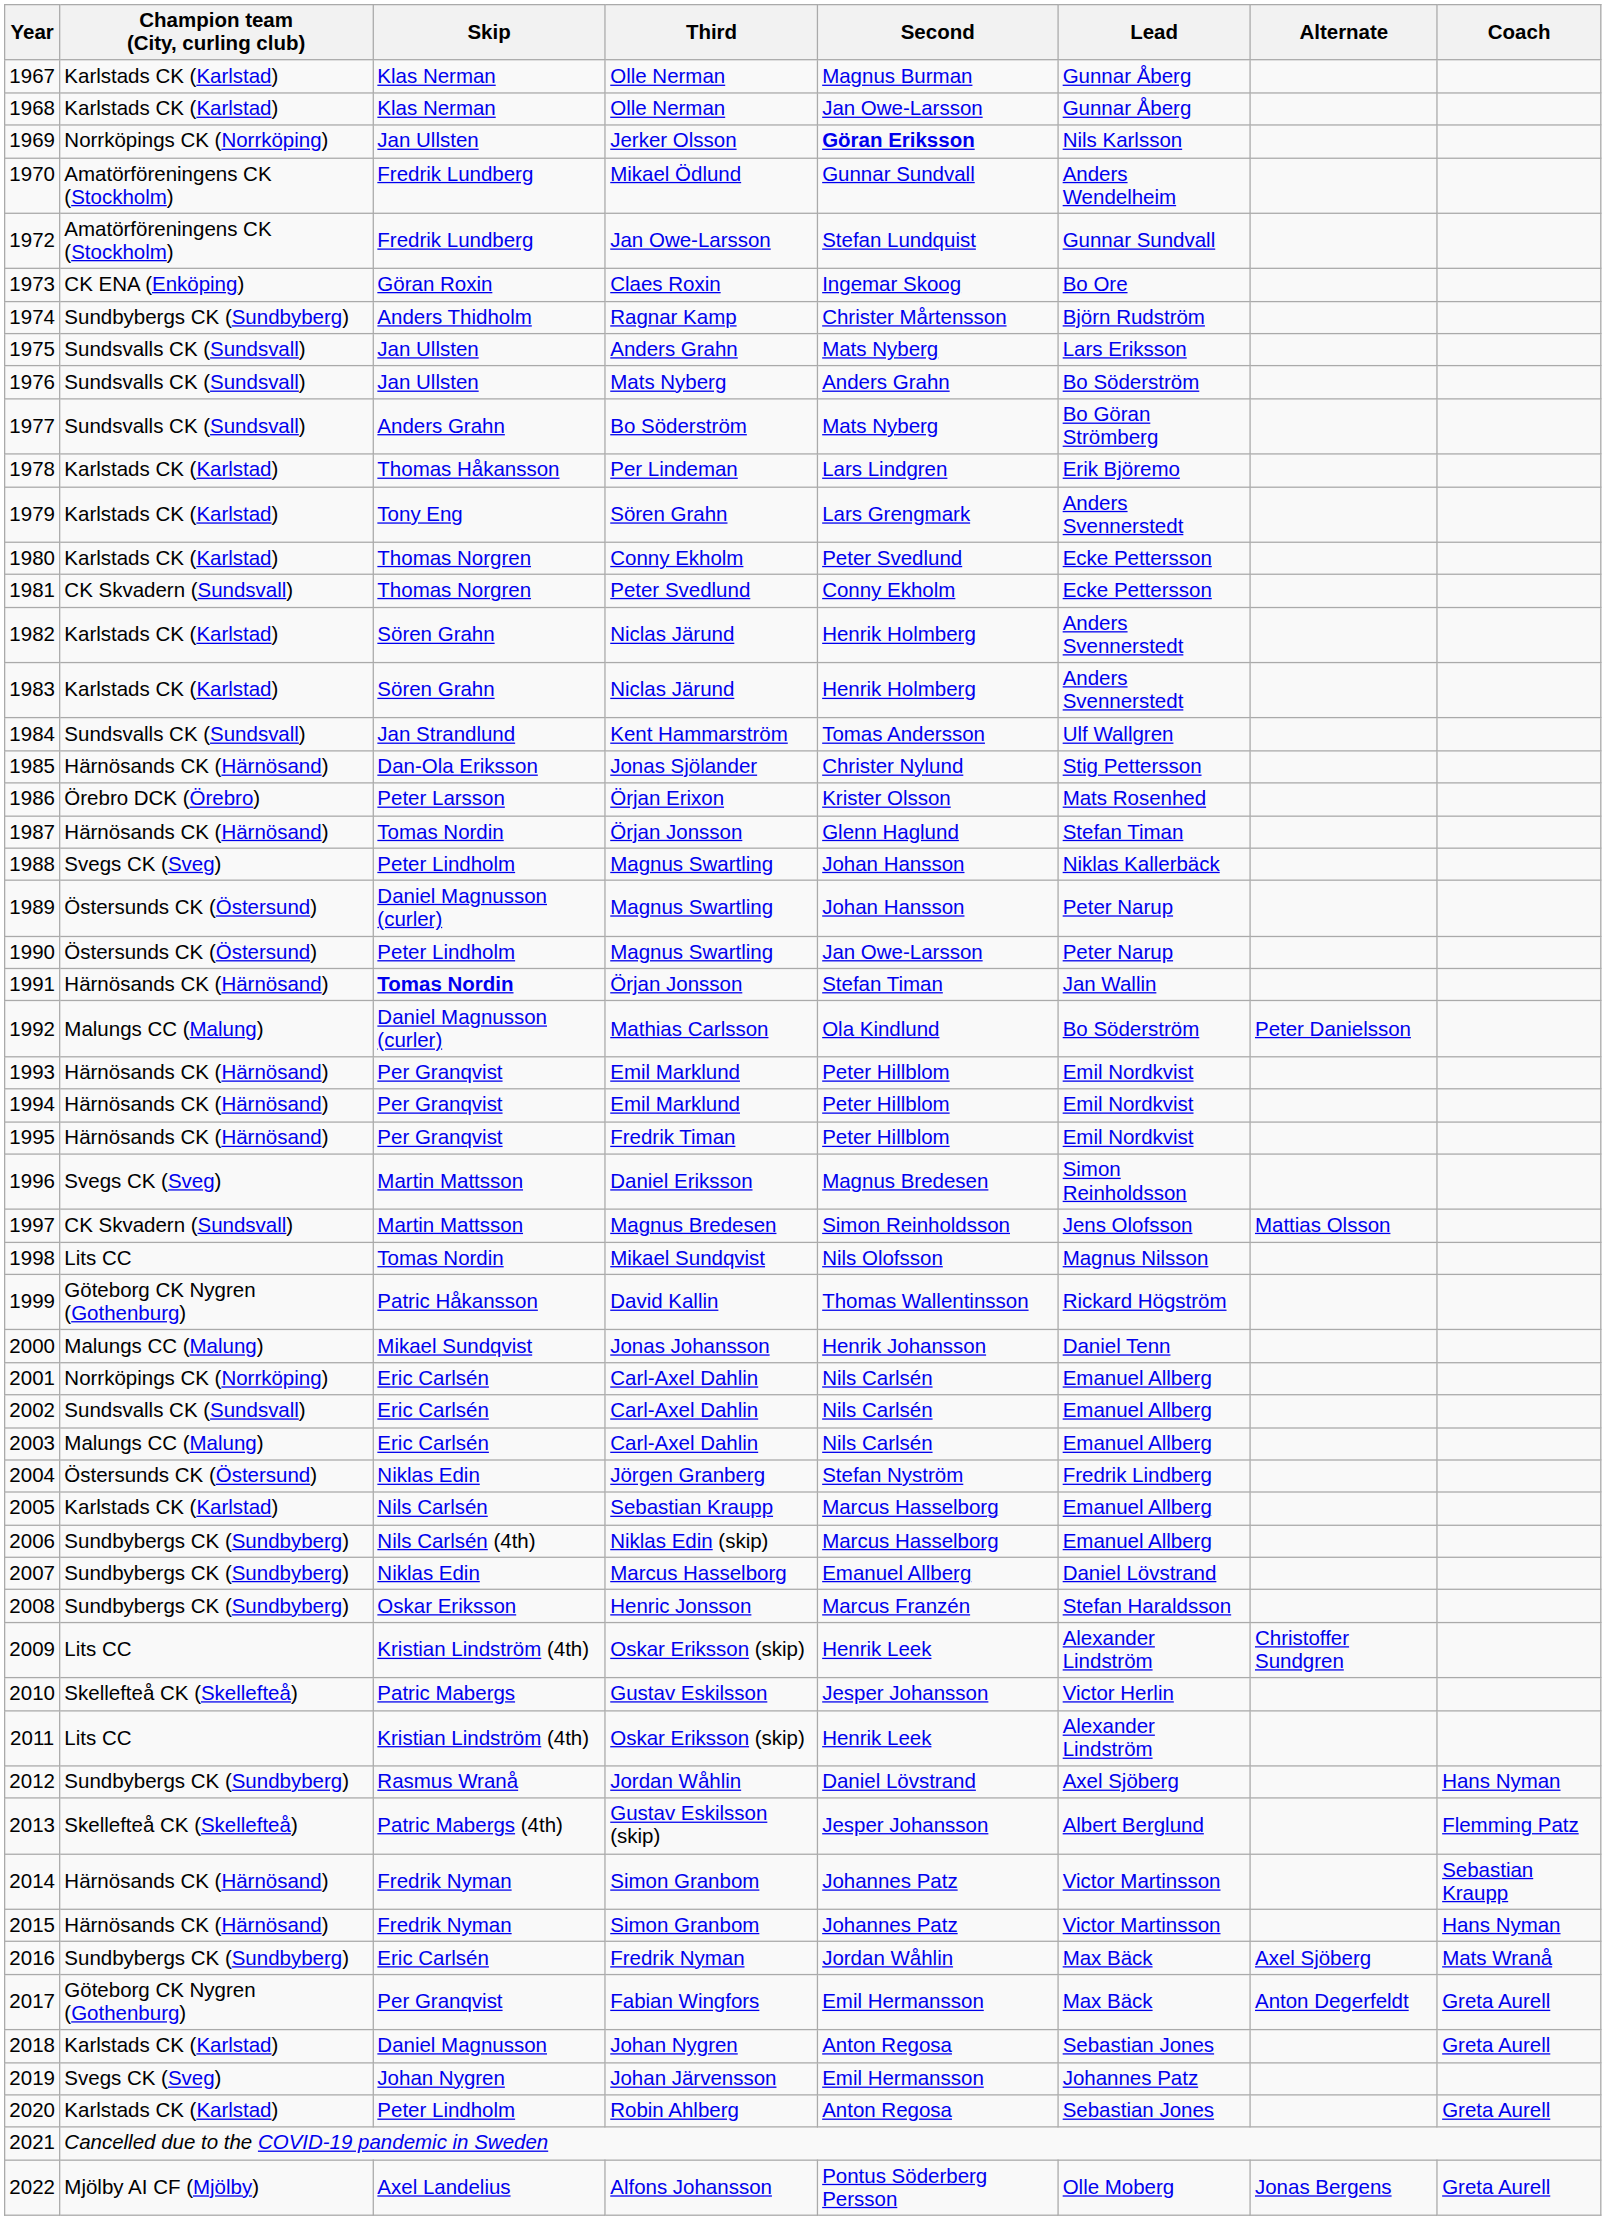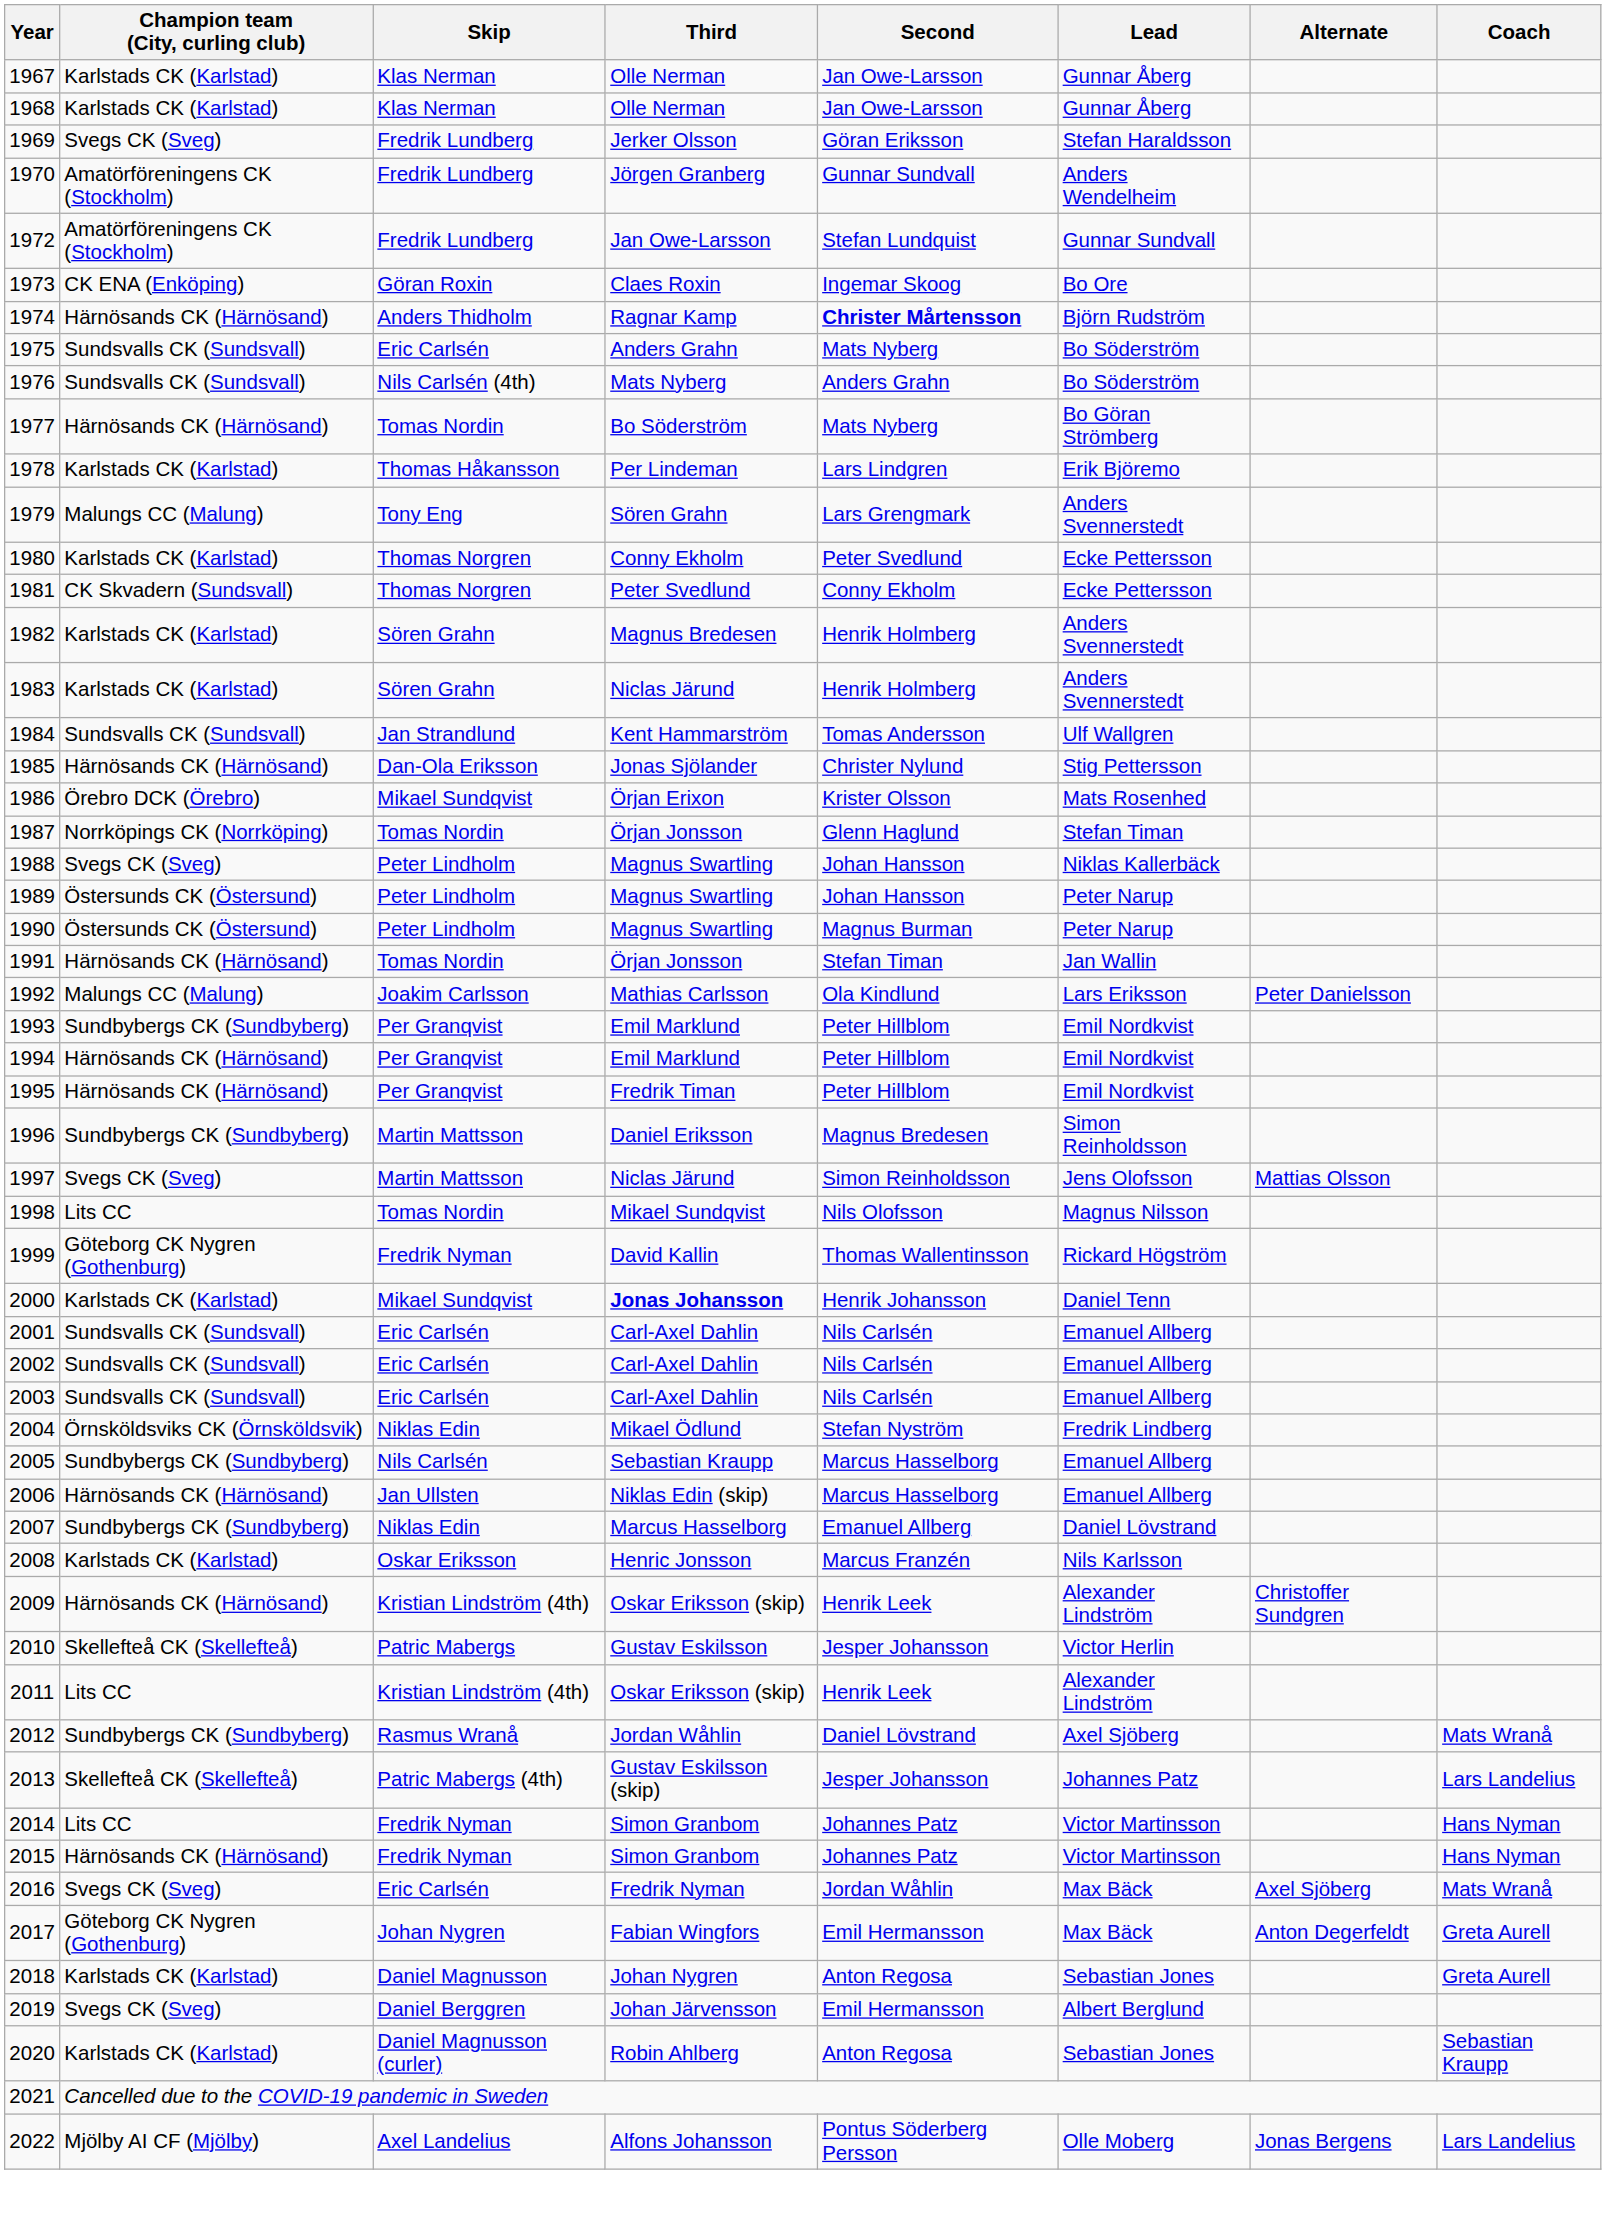(897, 76) Magnus Burman -> (902, 76) Jan Owe-Larsson
(196, 141) Norrköpings CK (Norrköping) -> (143, 141) Svegs CK (Sveg)
(428, 141) Jan Ullsten -> (455, 141) Fredrik Lundberg
(898, 141) bold -> (893, 141) normal
(1122, 141) Nils Karlsson -> (1147, 141) Stefan Haraldsson
(676, 173) Mikael Ödlund -> (688, 173) Jörgen Granberg
(207, 317) Sundbybergs CK (Sundbyberg) -> (196, 317) Härnösands CK (Härnösand)
(914, 317) normal -> (922, 317) bold
(428, 349) Jan Ullsten -> (433, 349) Eric Carlsén
(1125, 349) Lars Eriksson -> (1131, 349) Bo Söderström
(428, 382) Jan Ullsten -> (456, 382) Nils Carlsén (4th)
(185, 426) Sundsvalls CK (Sundsvall) -> (196, 426) Härnösands CK (Härnösand)
(441, 426) Anders Grahn -> (441, 426) Tomas Nordin
(171, 514) Karlstads CK (Karlstad) -> (164, 514) Malungs CC (Malung)
(672, 634) Niclas Järund -> (693, 634) Magnus Bredesen
(441, 799) Peter Larsson -> (455, 799) Mikael Sundqvist
(196, 831) Härnösands CK (Härnösand) -> (196, 831) Norrköpings CK (Norrköping)
(462, 908) Daniel Magnusson (curler) -> (446, 896) Peter Lindholm
(902, 952) Jan Owe-Larsson -> (897, 929) Magnus Burman
(445, 984) bold -> (441, 961) normal
(462, 1028) Daniel Magnusson (curler) -> (453, 994) Joakim Carlsson
(1131, 1028) Bo Söderström -> (1125, 994) Lars Eriksson
(196, 1072) Härnösands CK (Härnösand) -> (207, 1026) Sundbybergs CK (Sundbyberg)
(143, 1181) Svegs CK (Sveg) -> (207, 1135) Sundbybergs CK (Sundbyberg)
(179, 1225) CK Skvadern (Sundsvall) -> (143, 1179) Svegs CK (Sveg)
(693, 1225) Magnus Bredesen -> (672, 1179) Niclas Järund
(458, 1302) Patric Håkansson -> (444, 1255) Fredrik Nyman
(164, 1346) Malungs CC (Malung) -> (171, 1299) Karlstads CK (Karlstad)
(690, 1346) normal -> (697, 1299) bold
(196, 1378) Norrköpings CK (Norrköping) -> (185, 1332) Sundsvalls CK (Sundsvall)
(164, 1443) Malungs CC (Malung) -> (185, 1397) Sundsvalls CK (Sundsvall)
(191, 1475) Östersunds CK (Östersund) -> (213, 1429) Örnsköldsviks CK (Örnsköldsvik)
(688, 1475) Jörgen Granberg -> (676, 1429) Mikael Ödlund
(171, 1508) Karlstads CK (Karlstad) -> (207, 1462) Sundbybergs CK (Sundbyberg)
(207, 1540) Sundbybergs CK (Sundbyberg) -> (196, 1494) Härnösands CK (Härnösand)
(456, 1540) Nils Carlsén (4th) -> (428, 1494) Jan Ullsten
(207, 1605) Sundbybergs CK (Sundbyberg) -> (171, 1559) Karlstads CK (Karlstad)
(1147, 1605) Stefan Haraldsson -> (1122, 1559) Nils Karlsson
(98, 1649) Lits CC -> (196, 1603) Härnösands CK (Härnösand)
(1501, 1781) Hans Nyman -> (1497, 1735) Mats Wranå
(1133, 1825) Albert Berglund -> (1130, 1779) Johannes Patz
(1510, 1825) Flemming Patz -> (1509, 1779) Lars Landelius
(196, 1881) Härnösands CK (Härnösand) -> (98, 1823) Lits CC
(1488, 1881) Sebastian Kraupp -> (1501, 1823) Hans Nyman
(207, 1957) Sundbybergs CK (Sundbyberg) -> (143, 1888) Svegs CK (Sveg)
(440, 2001) Per Granqvist -> (441, 1932) Johan Nygren
(441, 2078) Johan Nygren -> (451, 2009) Daniel Berggren
(1130, 2078) Johannes Patz -> (1133, 2009) Albert Berglund
(446, 2110) Peter Lindholm -> (462, 2053) Daniel Magnusson (curler)
(1496, 2110) Greta Aurell -> (1488, 2053) Sebastian Kraupp
(1496, 2187) Greta Aurell -> (1509, 2141) Lars Landelius
